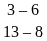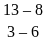rows swapped: (23, 10) <-> (23, 32)
